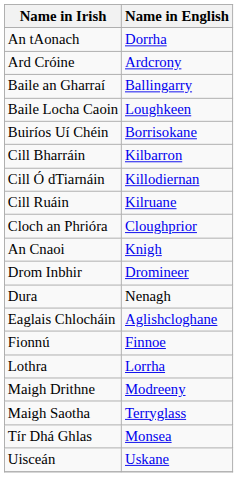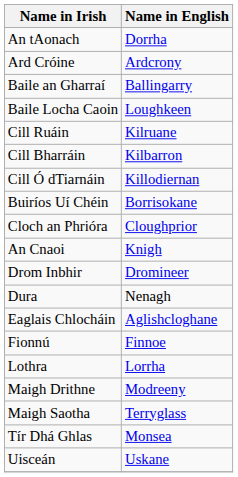rows swapped: (58, 132) <-> (38, 202)
